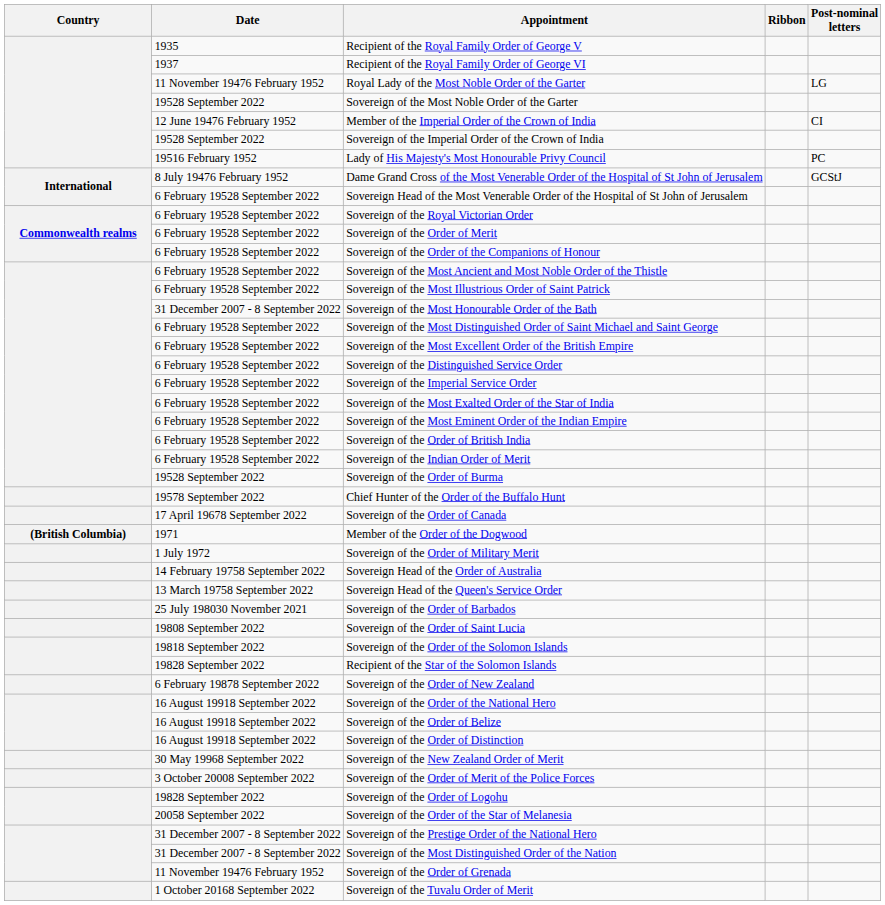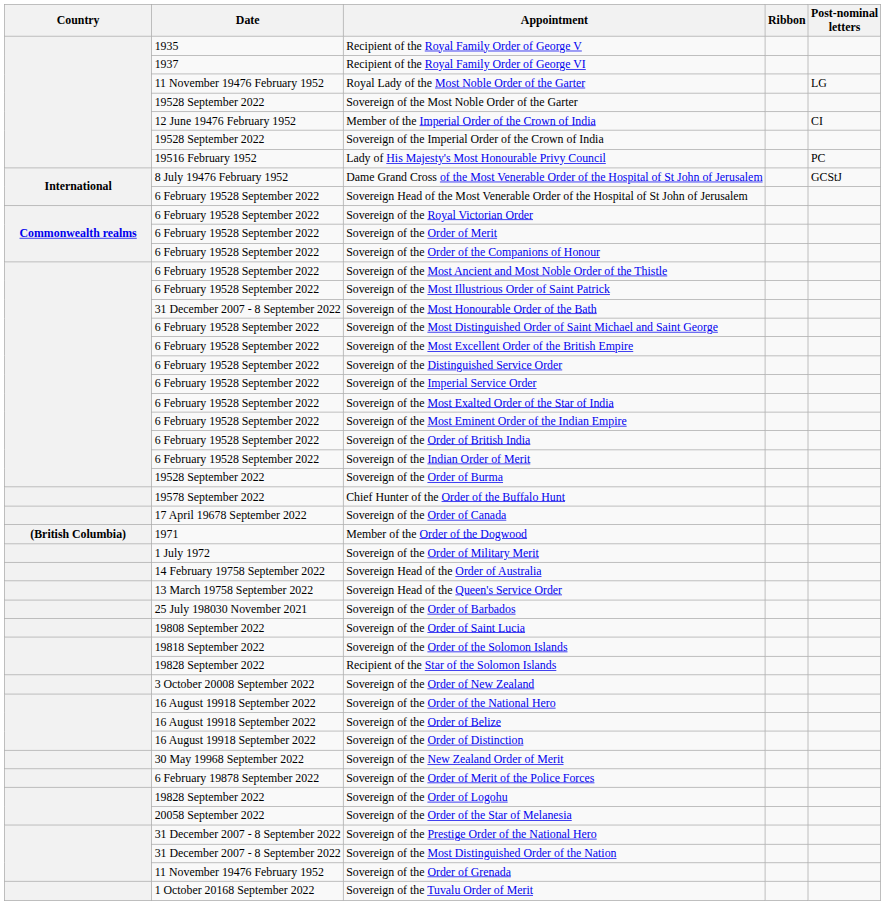(237, 684) 6 February 19878 September 2022 -> (235, 684) 3 October 20008 September 2022
(235, 778) 3 October 20008 September 2022 -> (237, 778) 6 February 19878 September 2022
